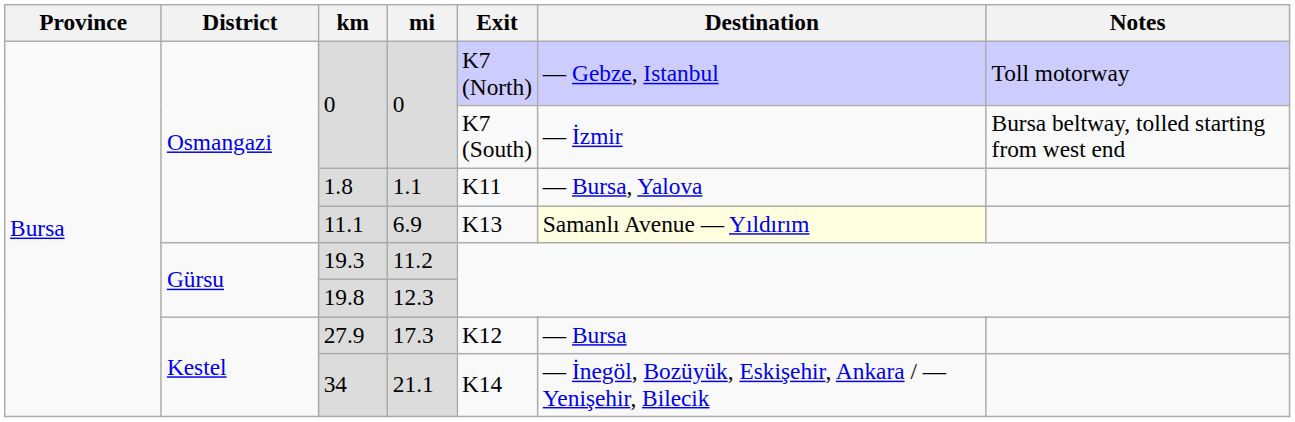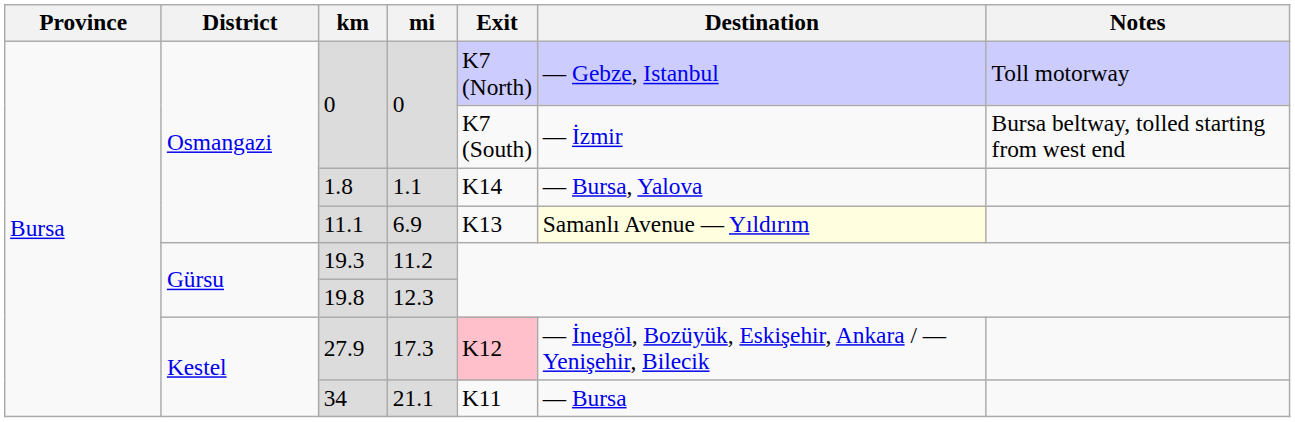(482, 186) K11 -> (482, 186) K14
(482, 334) no background -> (482, 348) pink background
(585, 334) — Bursa -> (744, 348) — İnegöl, Bozüyük, Eskişehir, Ankara / — Yenişehir, Bilecik
(482, 385) K14 -> (482, 398) K11
(744, 385) — İnegöl, Bozüyük, Eskişehir, Ankara / — Yenişehir, Bilecik -> (585, 398) — Bursa
